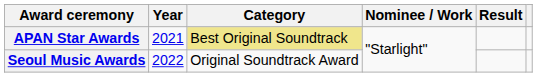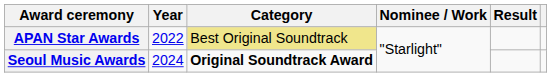(168, 38) 2021 -> (168, 38) 2022
(168, 60) 2022 -> (168, 60) 2024
(274, 60) normal -> (282, 60) bold
